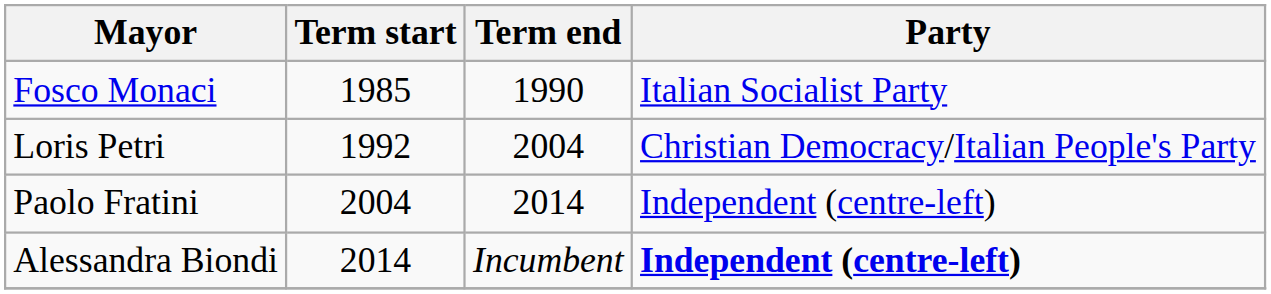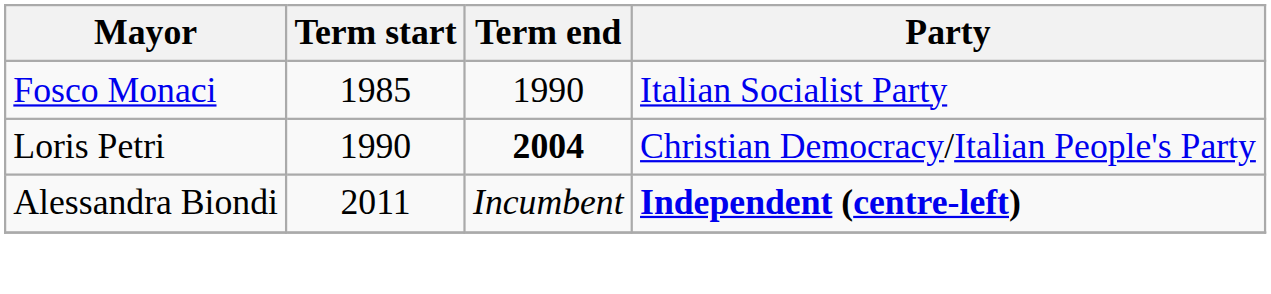(375, 145) 1992 -> (375, 145) 1990
(548, 145) normal -> (548, 145) bold
- row: (106, 202)
(375, 259) 2014 -> (375, 202) 2011
